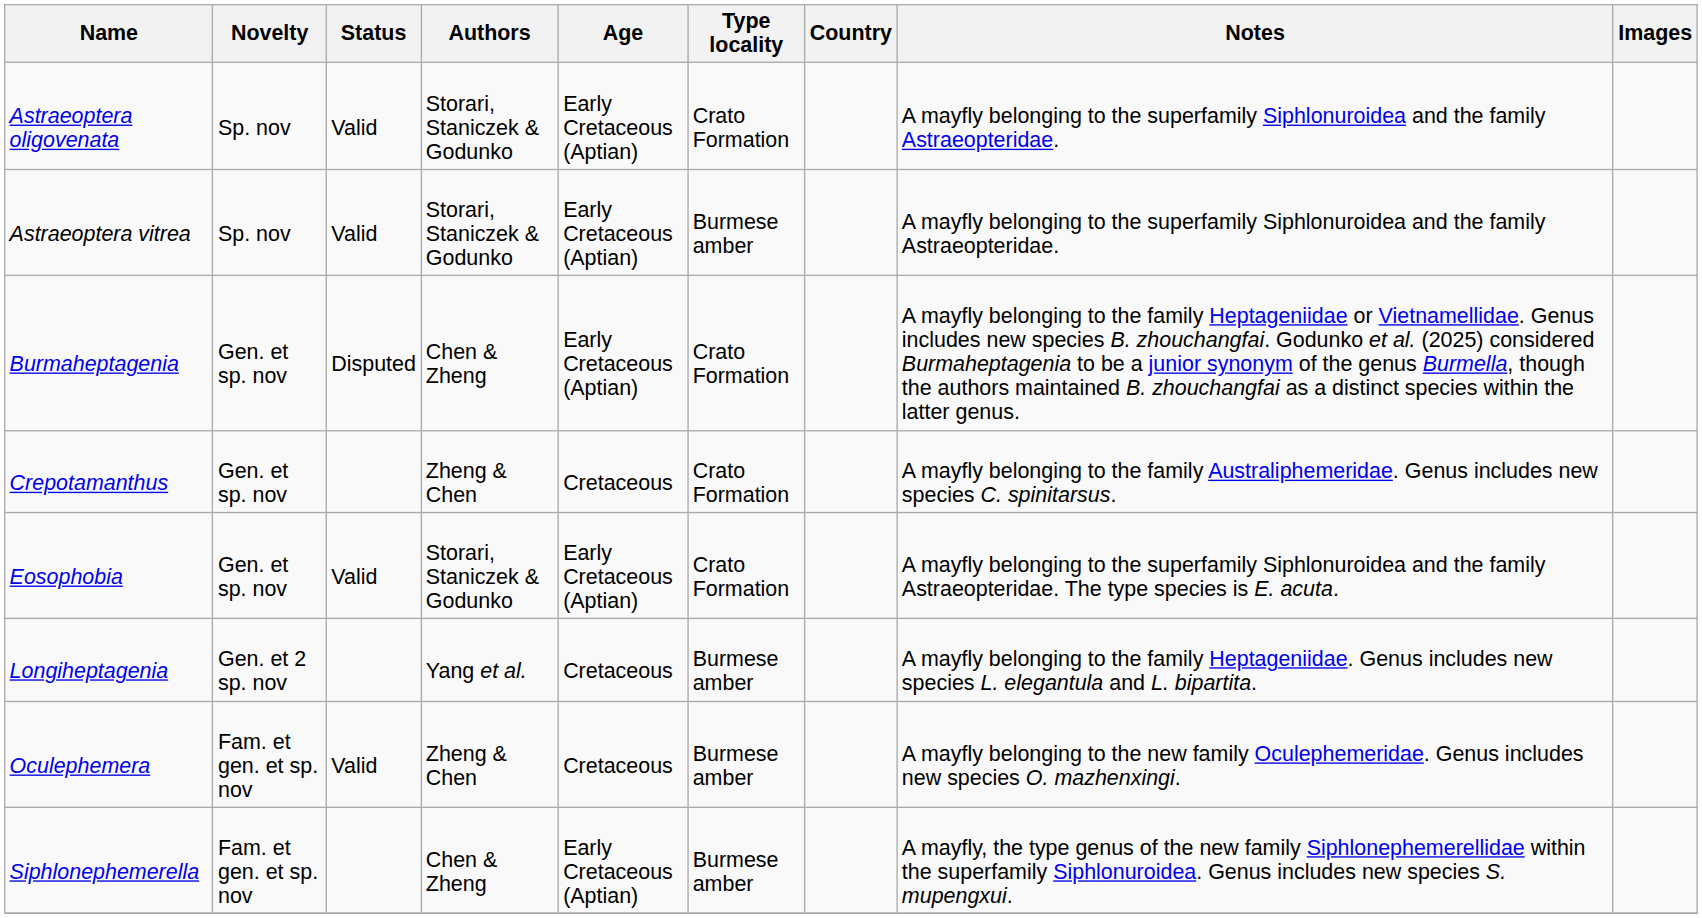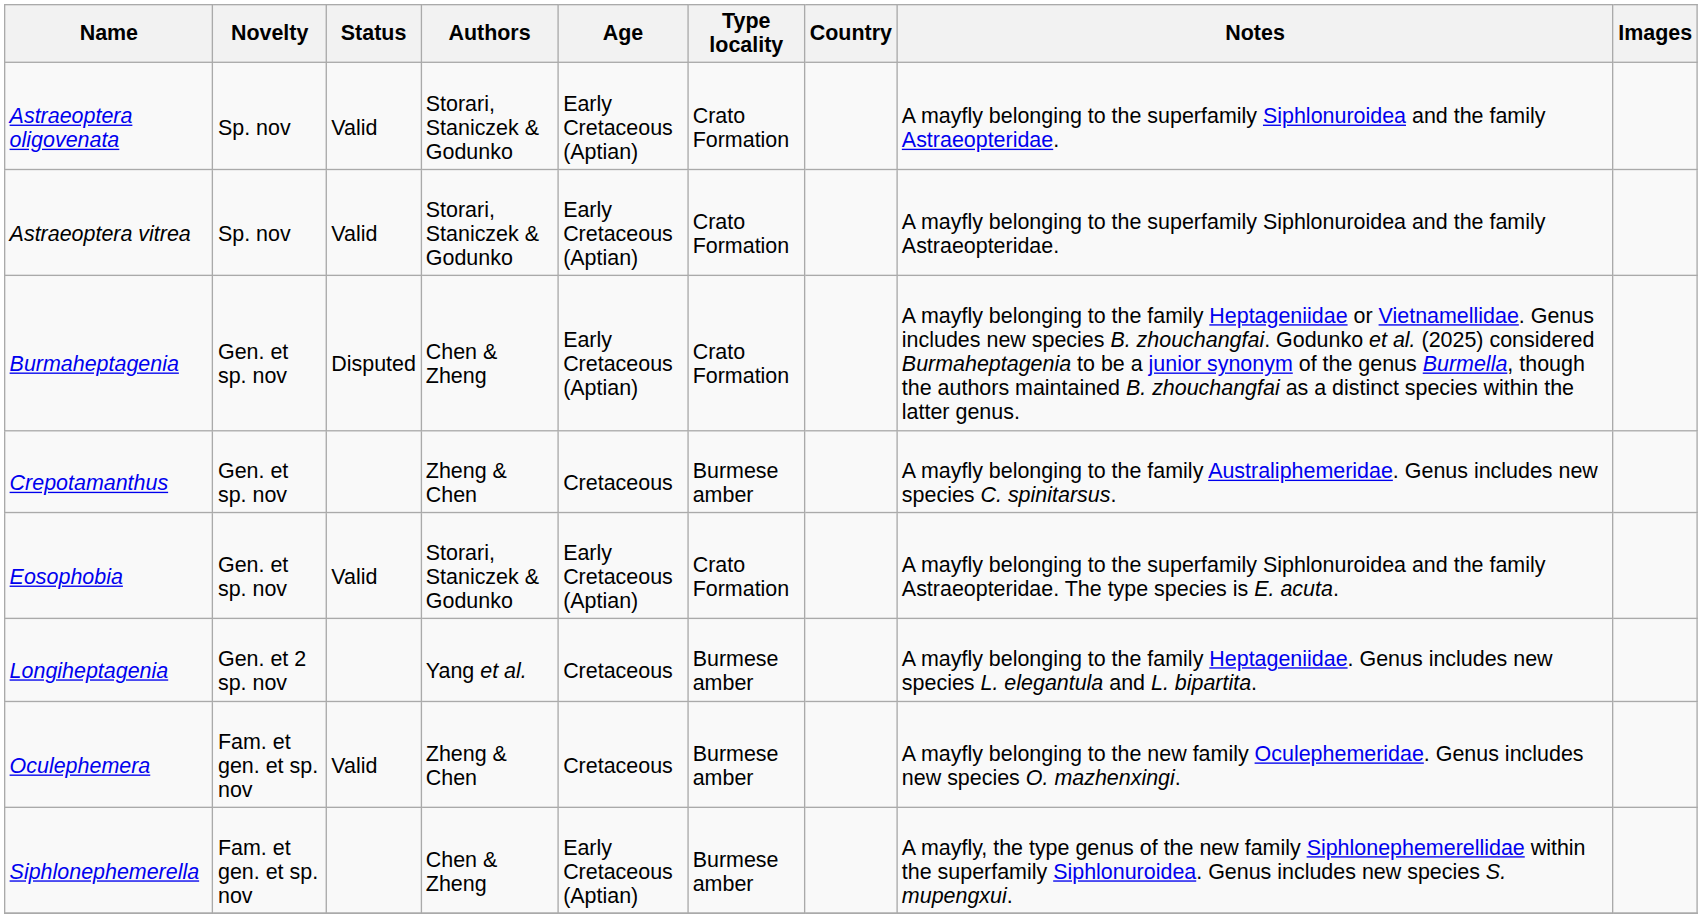(736, 234) Burmese amber -> (741, 234) Crato Formation
(741, 483) Crato Formation -> (736, 483) Burmese amber
